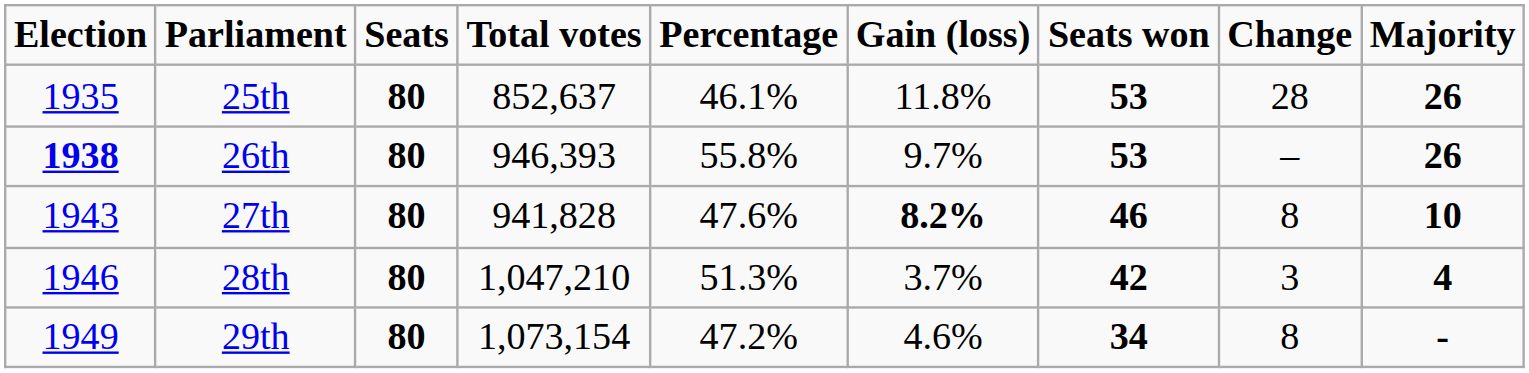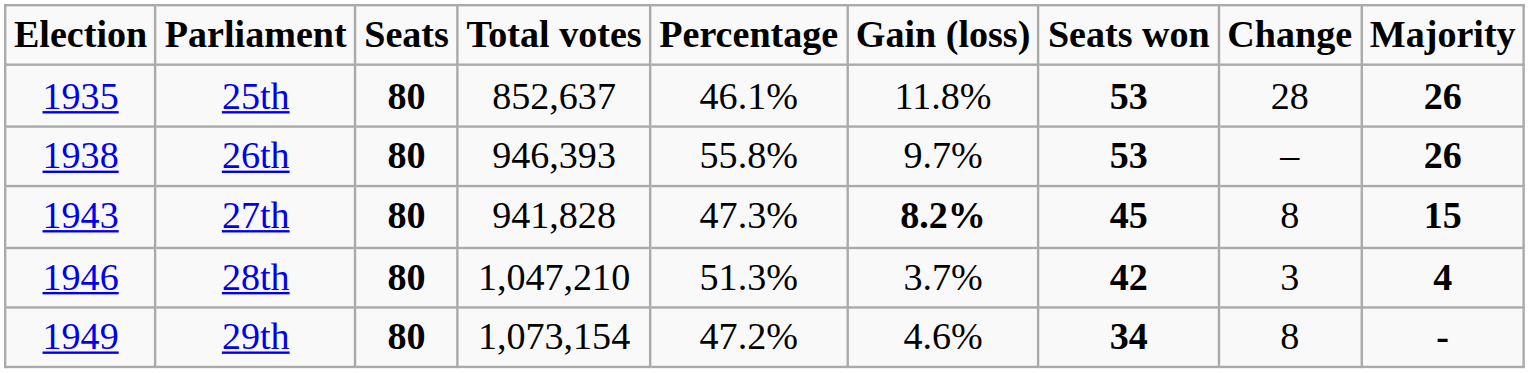(81, 155) bold -> (81, 155) normal
(749, 215) 47.6% -> (749, 215) 47.3%
(1129, 215) 46 -> (1129, 215) 45
(1443, 215) 10 -> (1443, 215) 15
